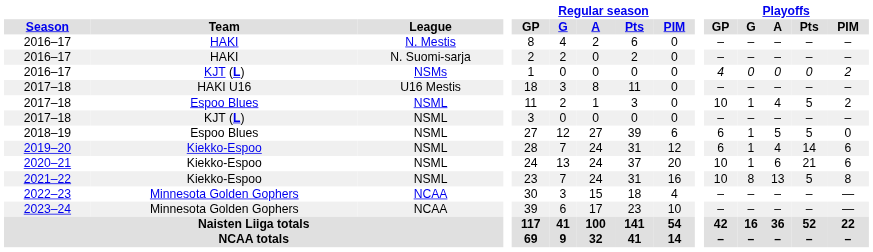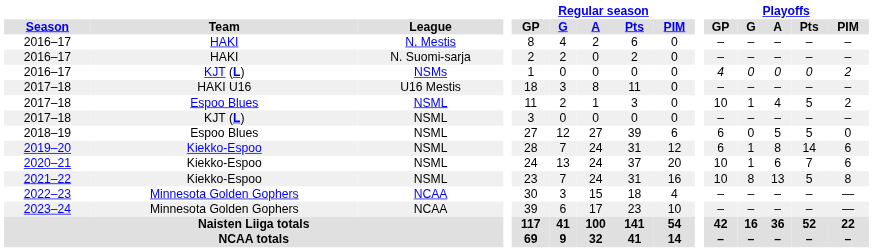(751, 133) 1 -> (751, 133) 0
(778, 148) 4 -> (778, 148) 8
(809, 163) 21 -> (809, 163) 7
